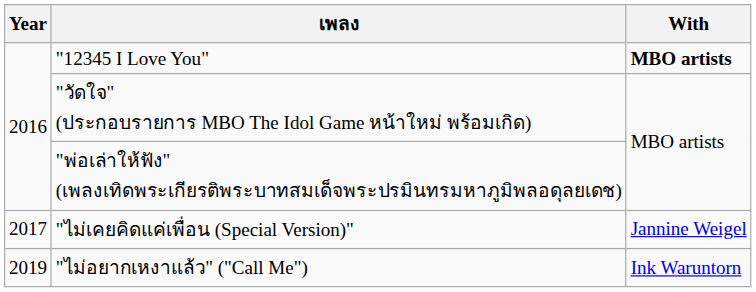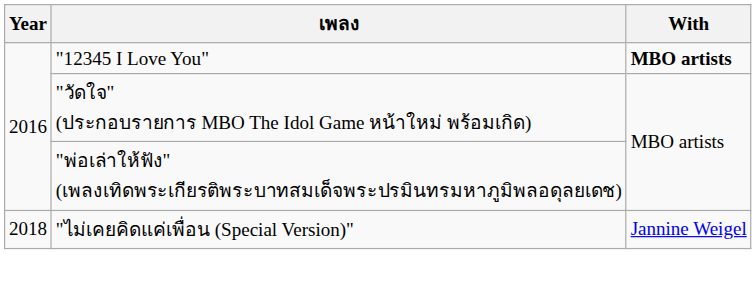(28, 229) 2017 -> (28, 229) 2018
- row: (182, 268)
